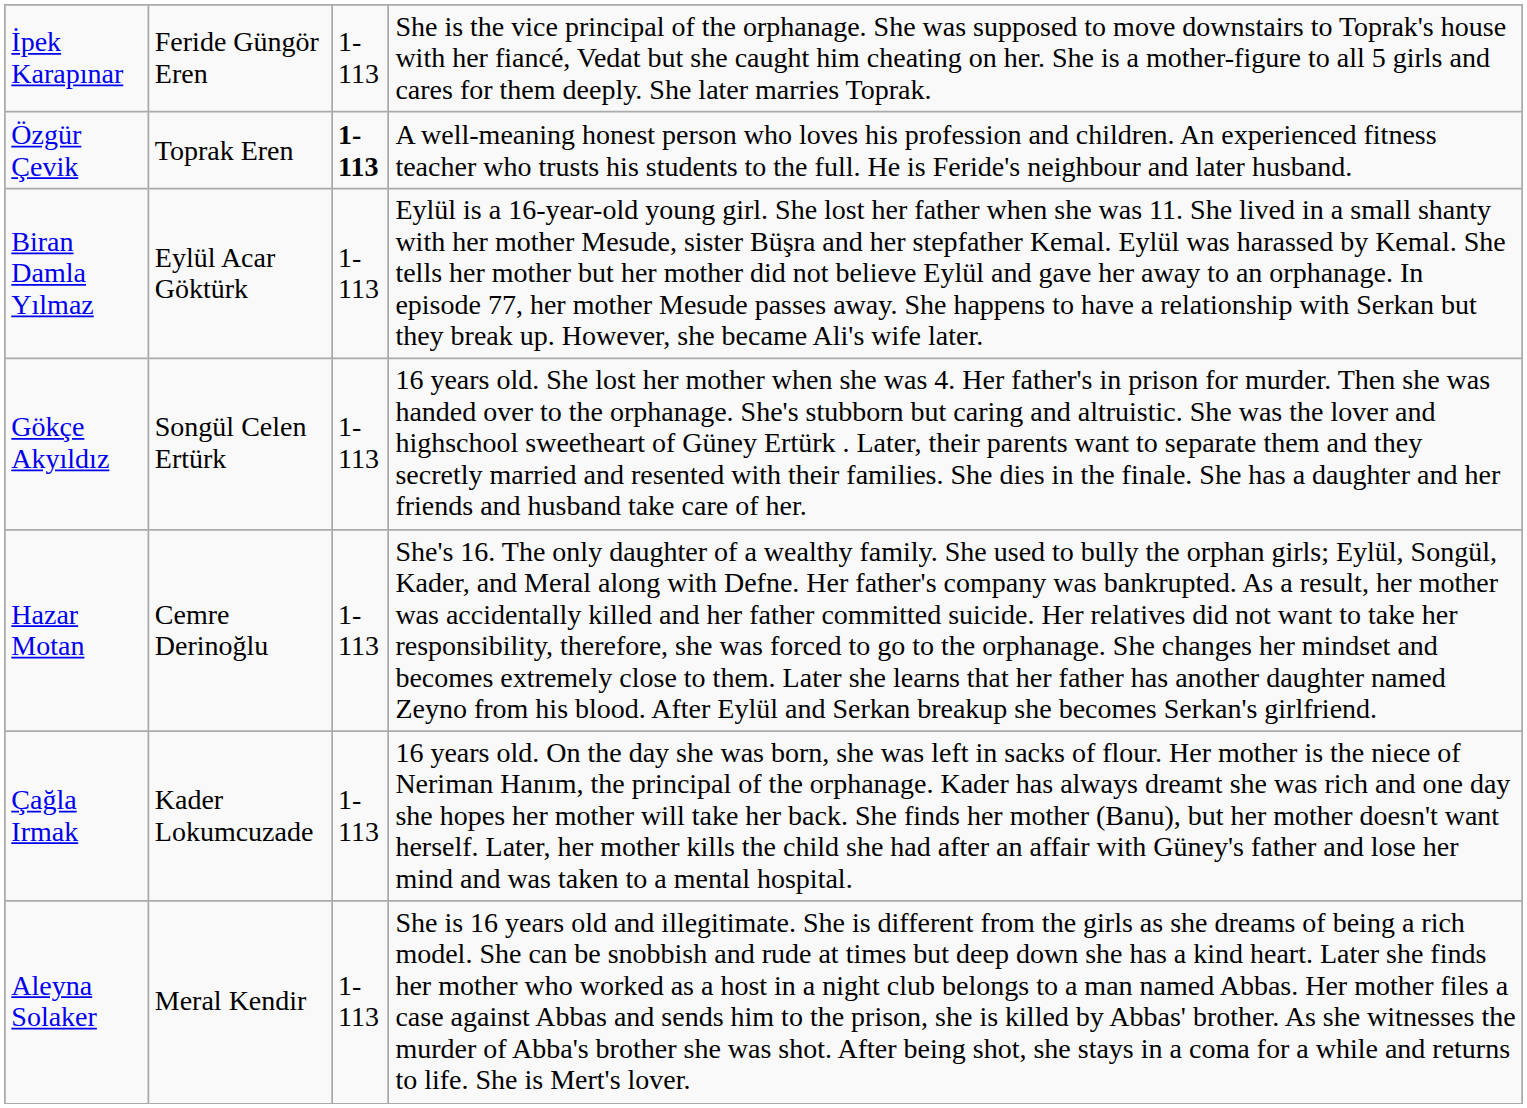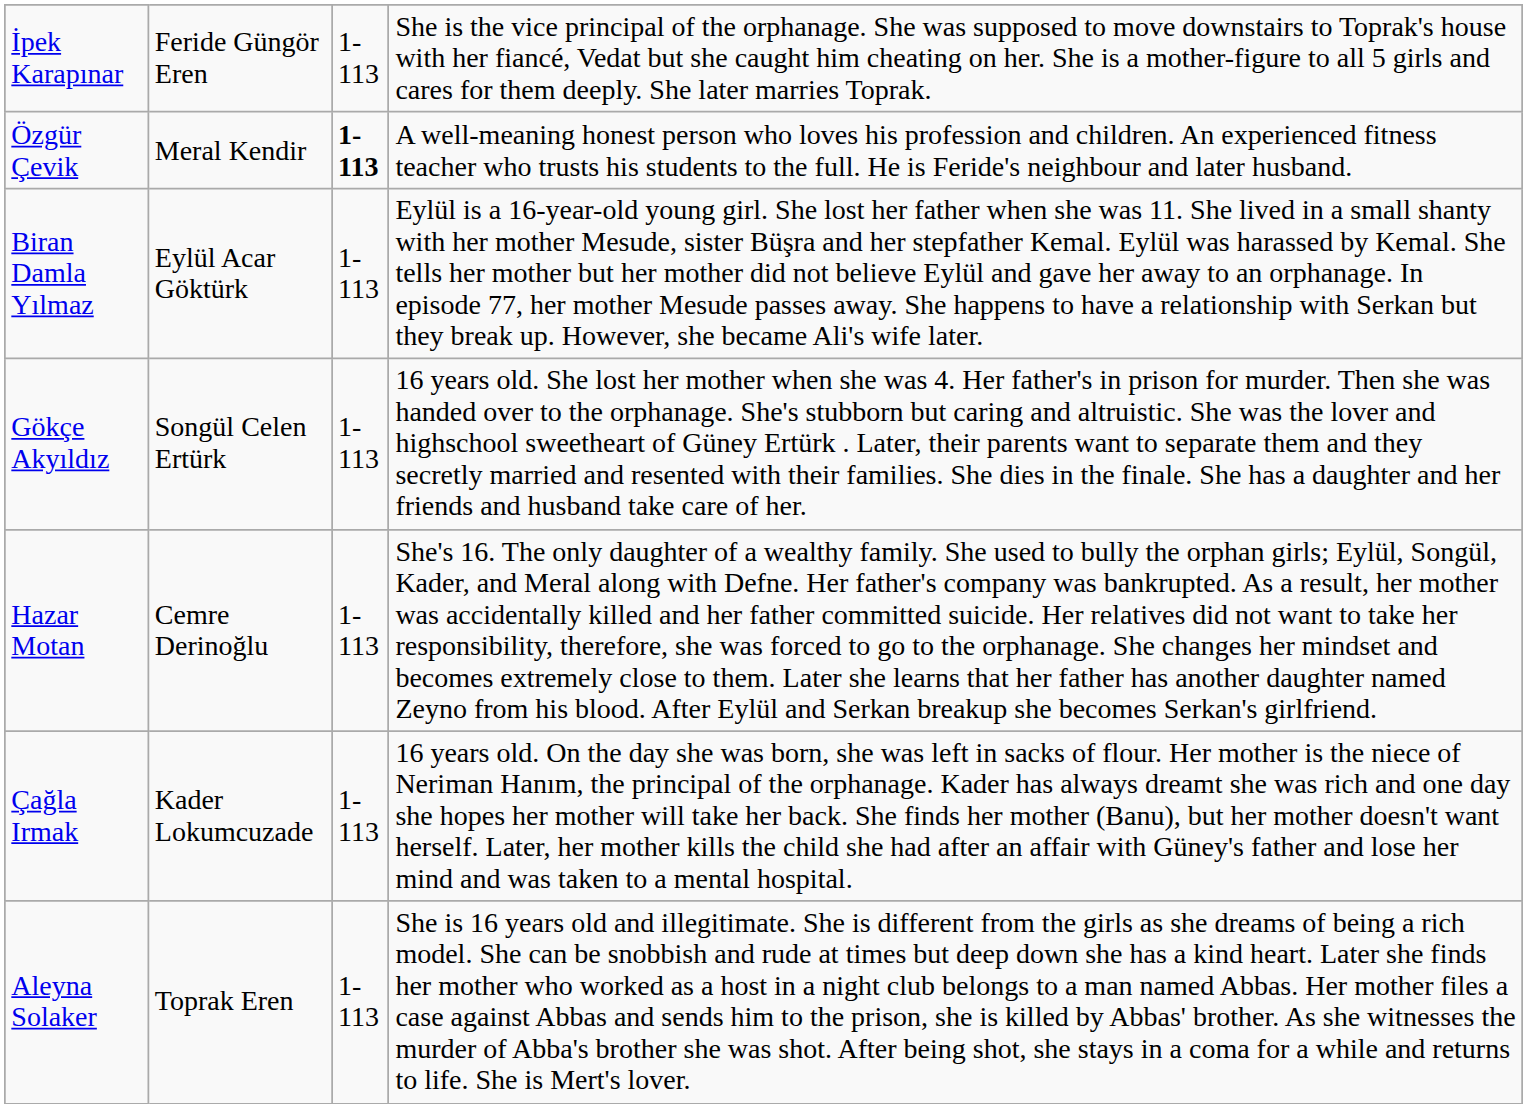(224, 149) Toprak Eren -> (231, 149) Meral Kendir
(231, 1001) Meral Kendir -> (224, 1001) Toprak Eren
